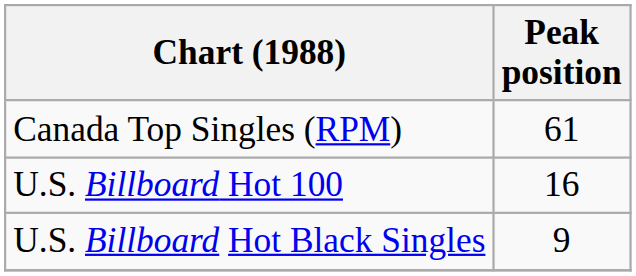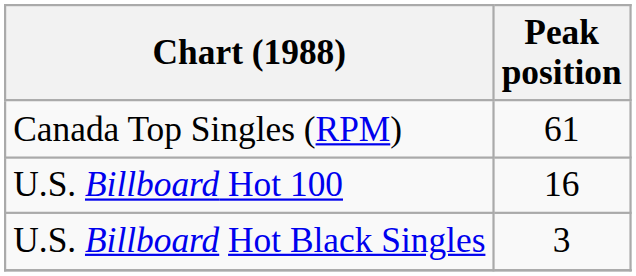(562, 240) 9 -> (562, 240) 3
